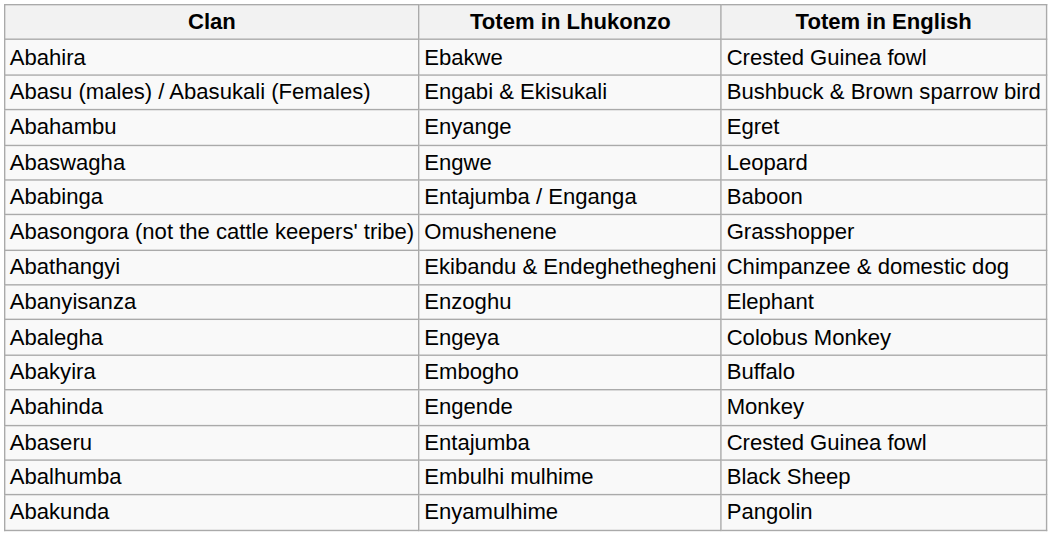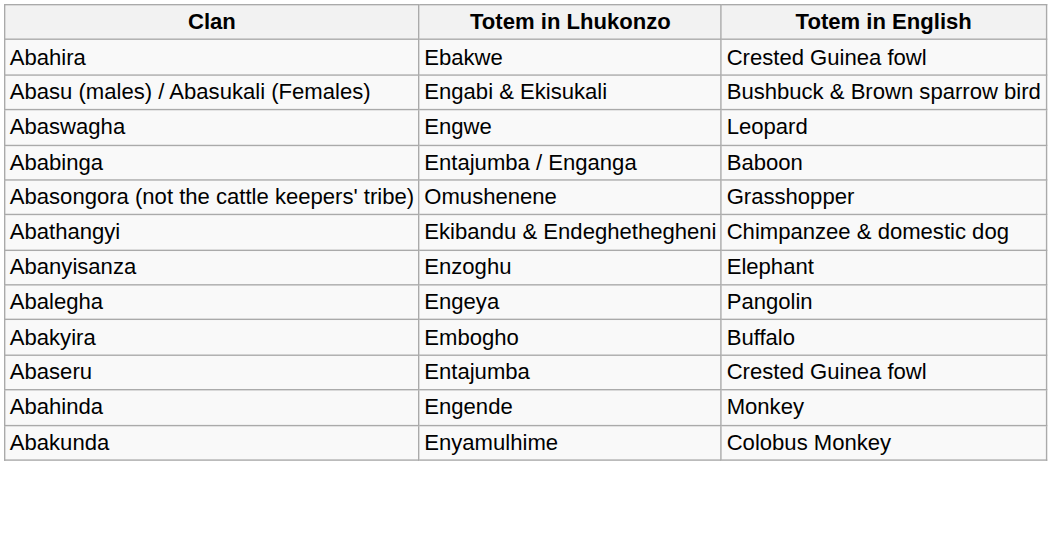- row: (63, 127)
(809, 337) Colobus Monkey -> (770, 302) Pangolin
rows swapped: (51, 442) <-> (56, 407)
- row: (66, 477)
(770, 512) Pangolin -> (809, 442) Colobus Monkey
